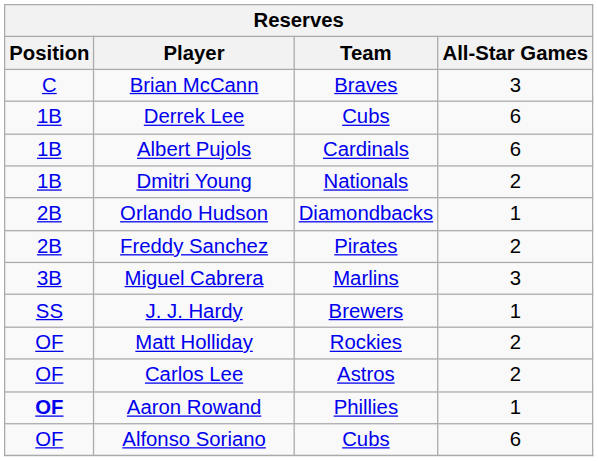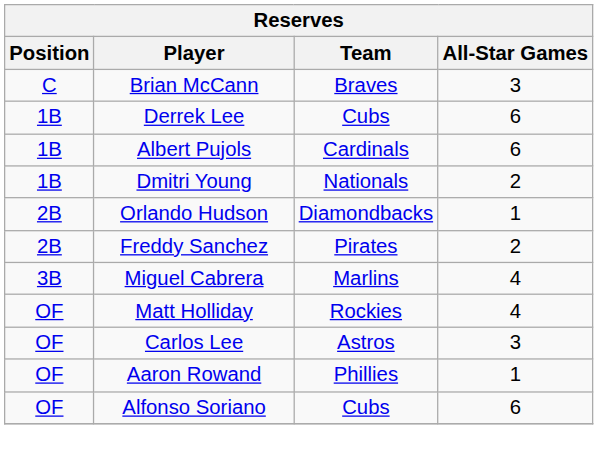(515, 278) 3 -> (515, 278) 4
- row: (194, 310)
(515, 342) 2 -> (515, 310) 4
(515, 375) 2 -> (515, 342) 3
(49, 407) bold -> (49, 375) normal
